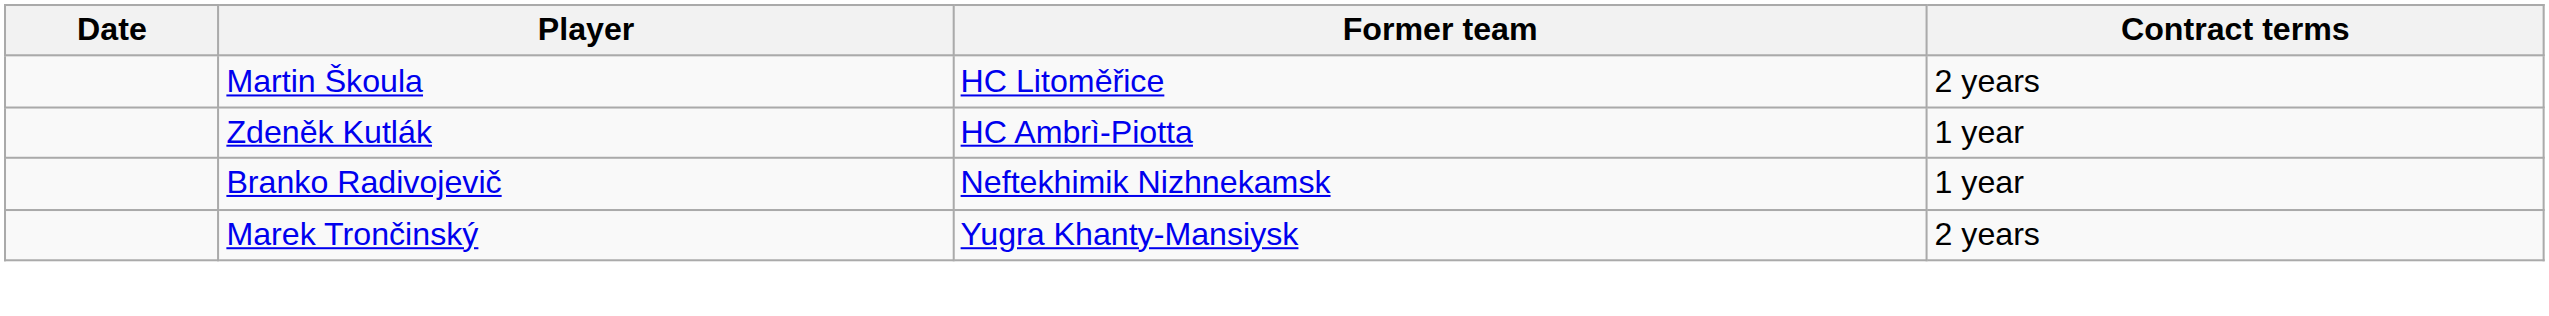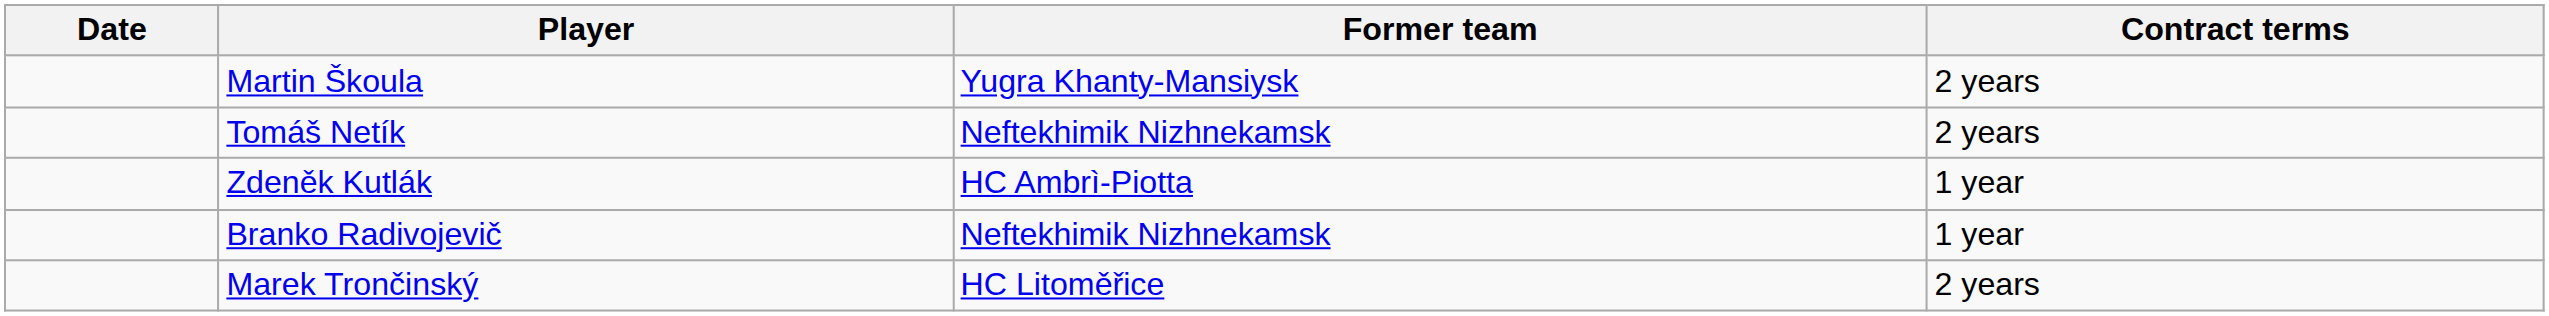(1062, 81) HC Litoměřice -> (1130, 81) Yugra Khanty-Mansiysk
+ row: (316, 132)
(1130, 234) Yugra Khanty-Mansiysk -> (1062, 285) HC Litoměřice
